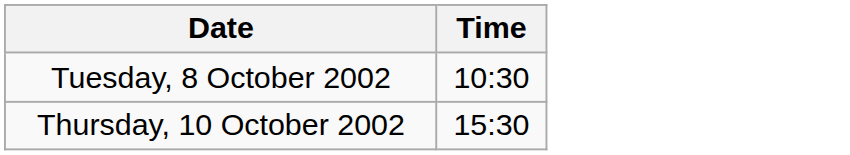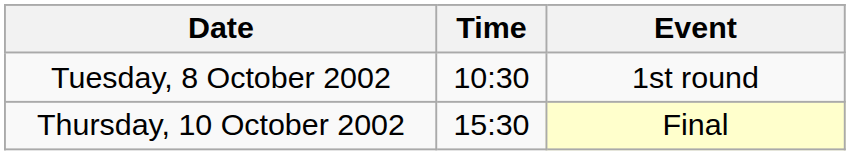+ column: (695, 28)
